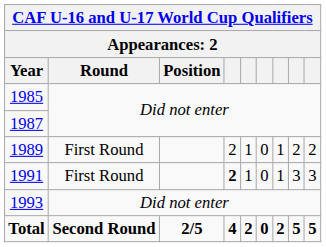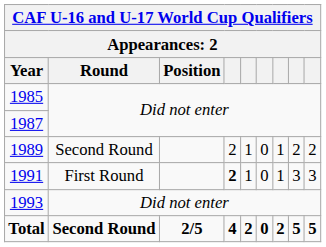(104, 149) First Round -> (104, 149) Second Round
